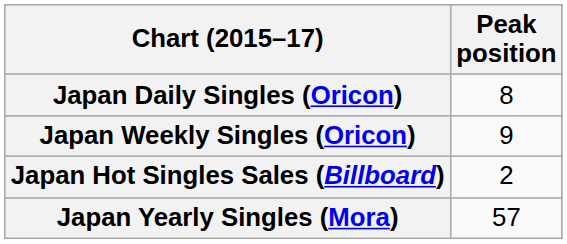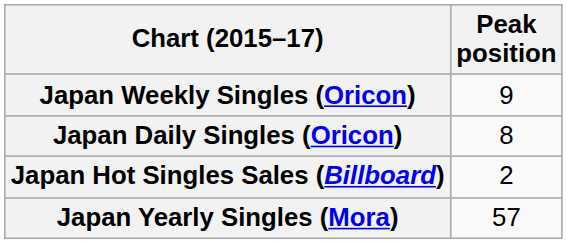rows swapped: (228, 94) <-> (228, 135)
